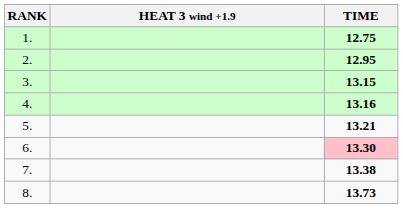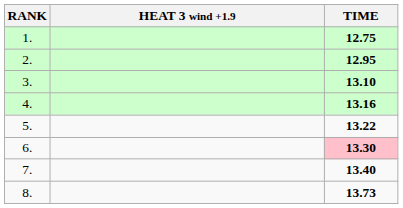(361, 82) 13.15 -> (361, 82) 13.10
(361, 126) 13.21 -> (361, 126) 13.22
(361, 170) 13.38 -> (361, 170) 13.40
